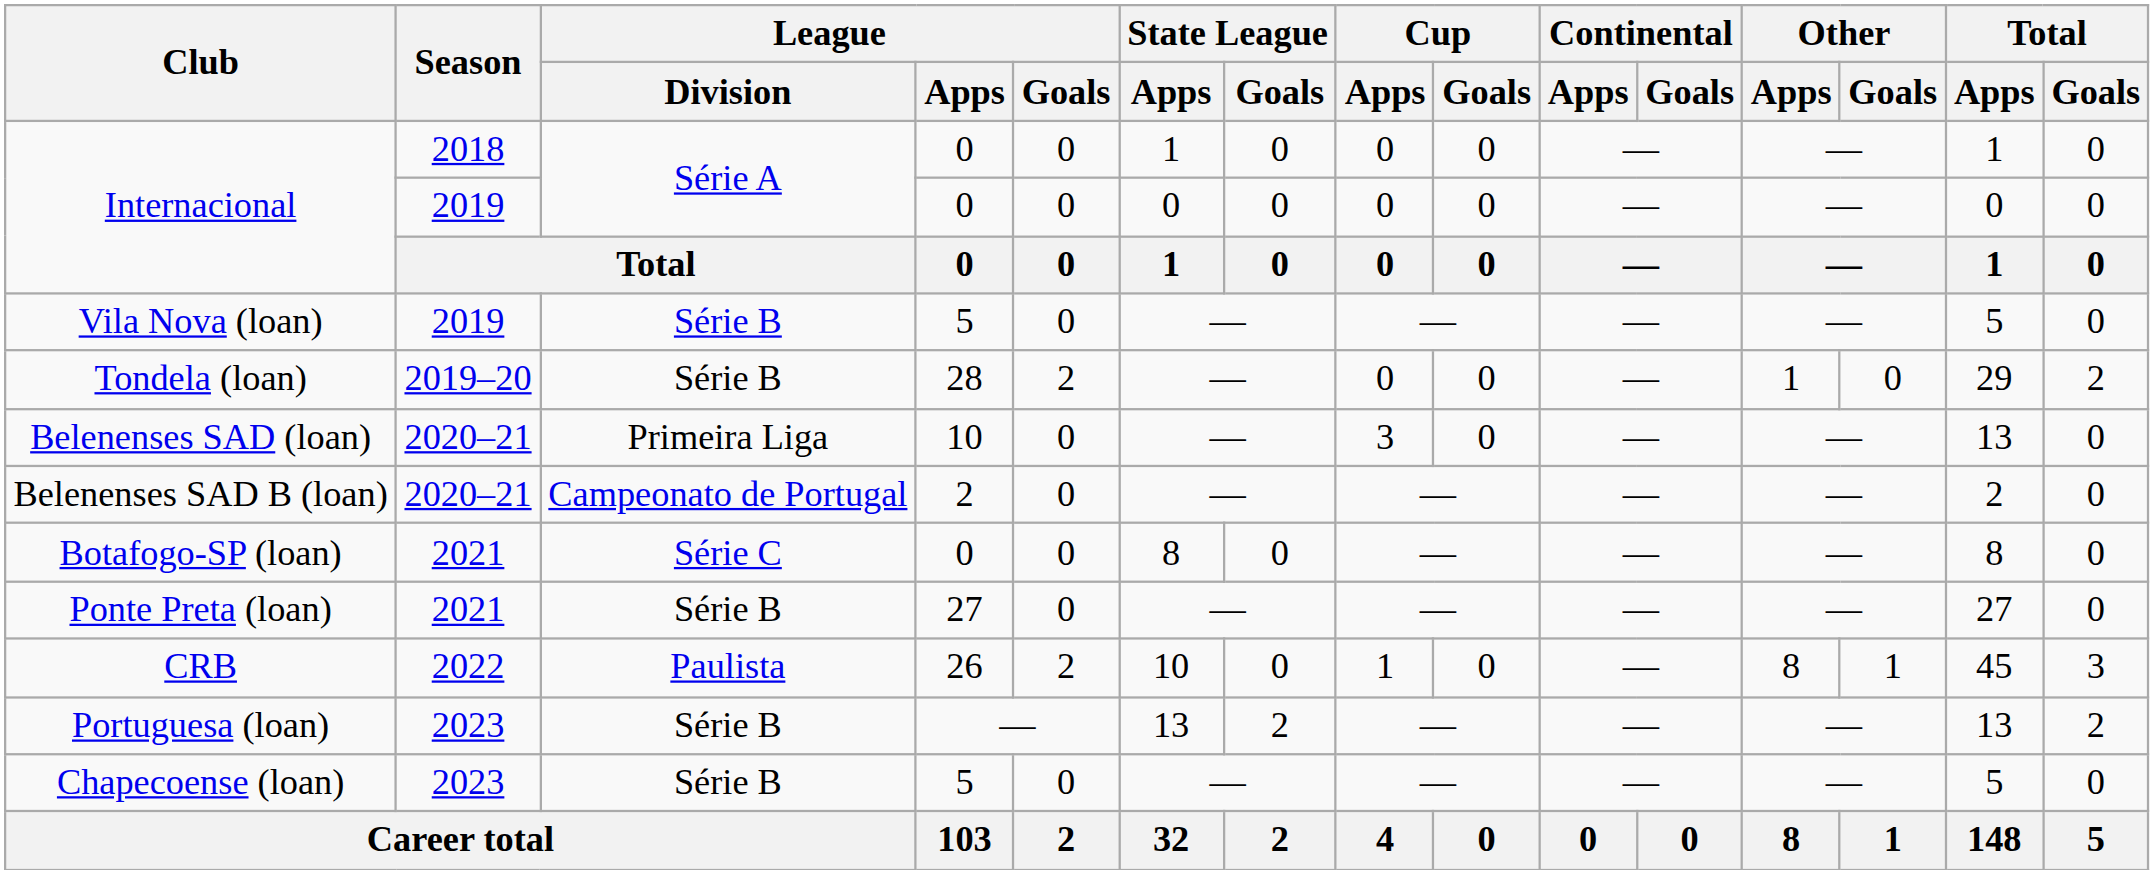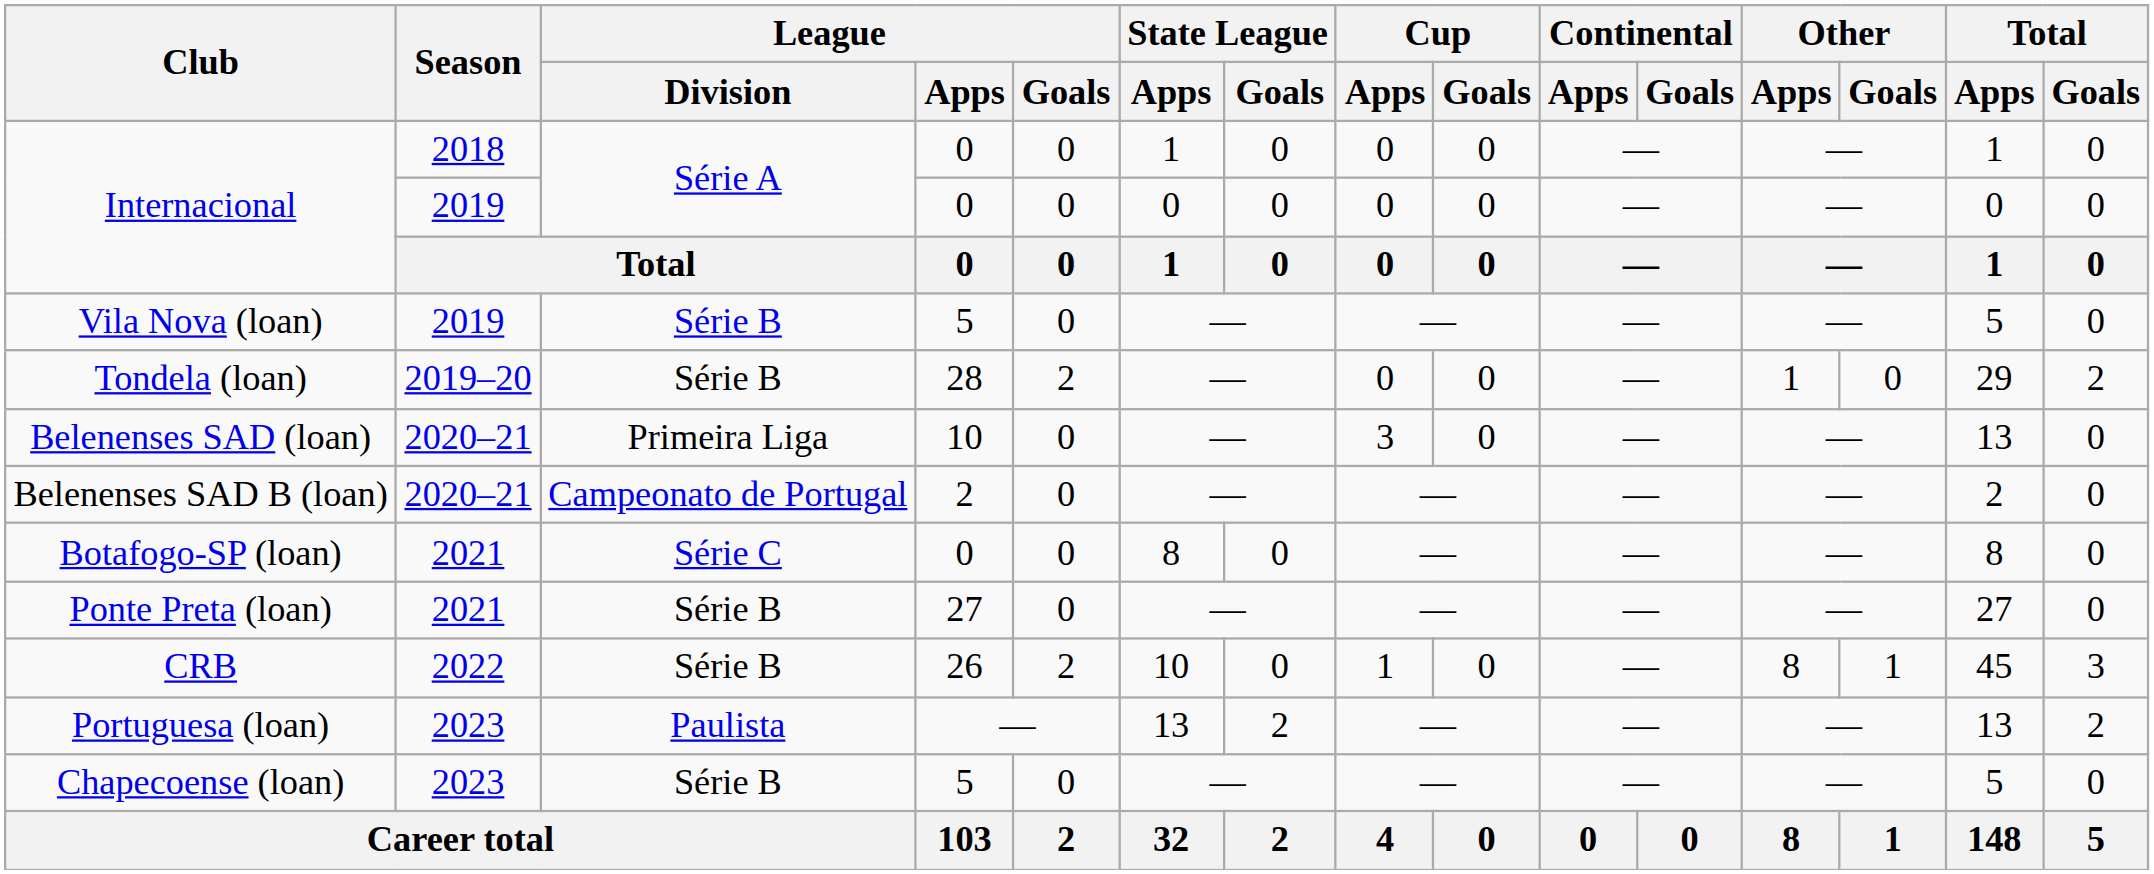(728, 666) Paulista -> (728, 666) Série B
(728, 724) Série B -> (728, 724) Paulista
